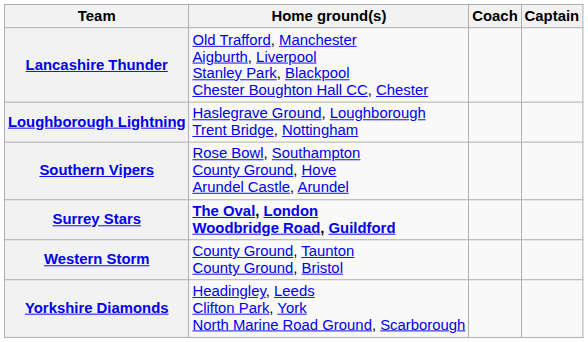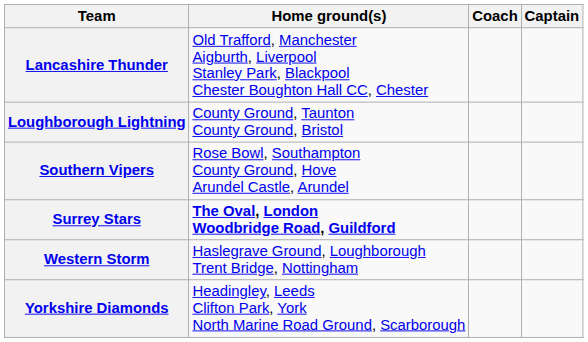(309, 122) Haslegrave Ground, Loughborough Trent Bridge, Nottingham -> (273, 122) County Ground, Taunton County Ground, Bristol
(273, 259) County Ground, Taunton County Ground, Bristol -> (309, 259) Haslegrave Ground, Loughborough Trent Bridge, Nottingham
